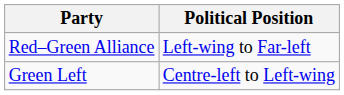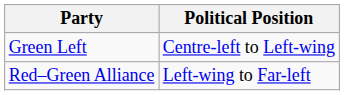rows swapped: (48, 75) <-> (82, 47)
